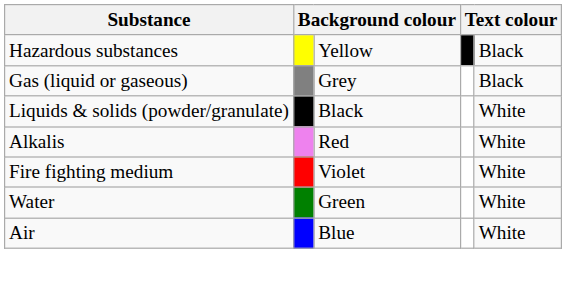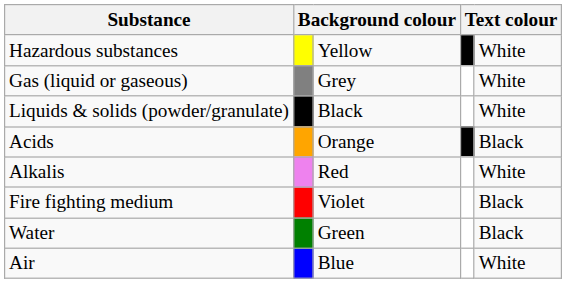(501, 50) Black -> (502, 50) White
(501, 80) Black -> (502, 80) White
+ row: (31, 141)
(502, 171) White -> (501, 202) Black
(502, 202) White -> (501, 232) Black
